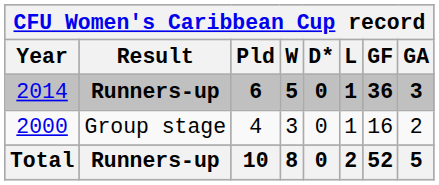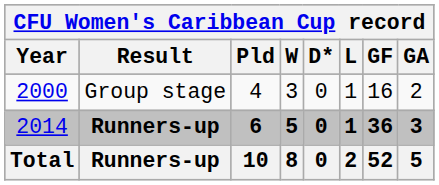rows swapped: (42, 127) <-> (42, 92)
